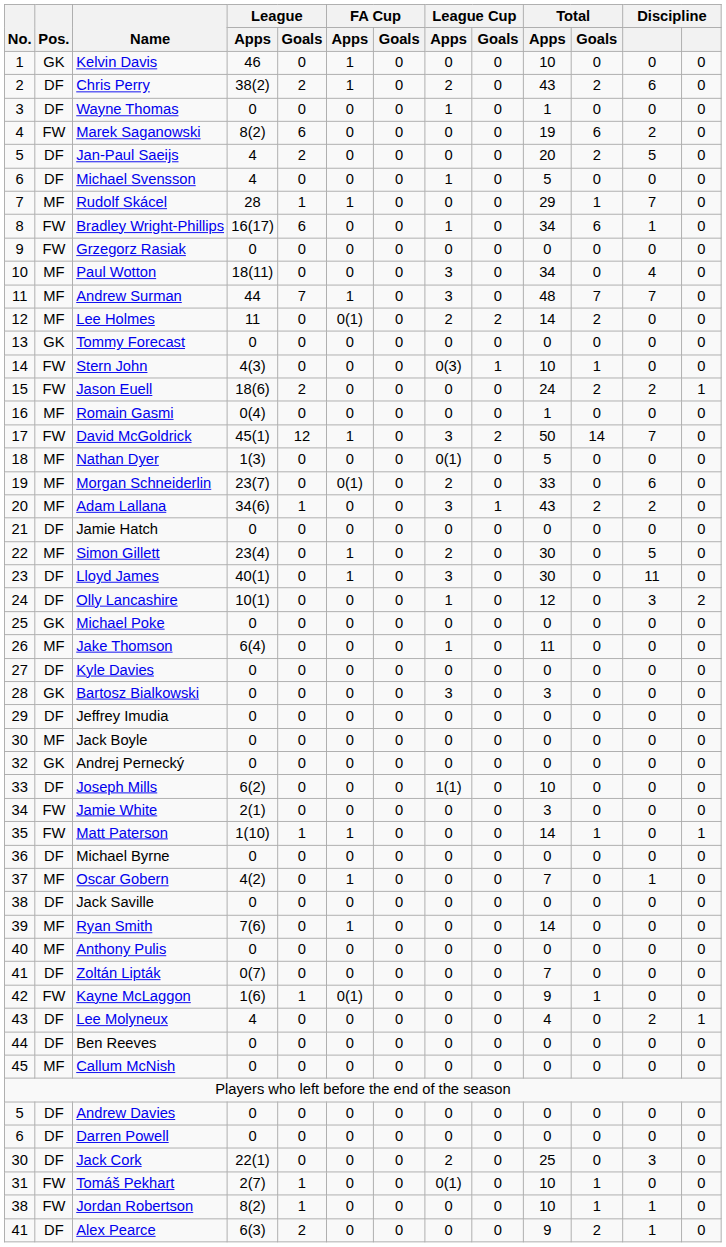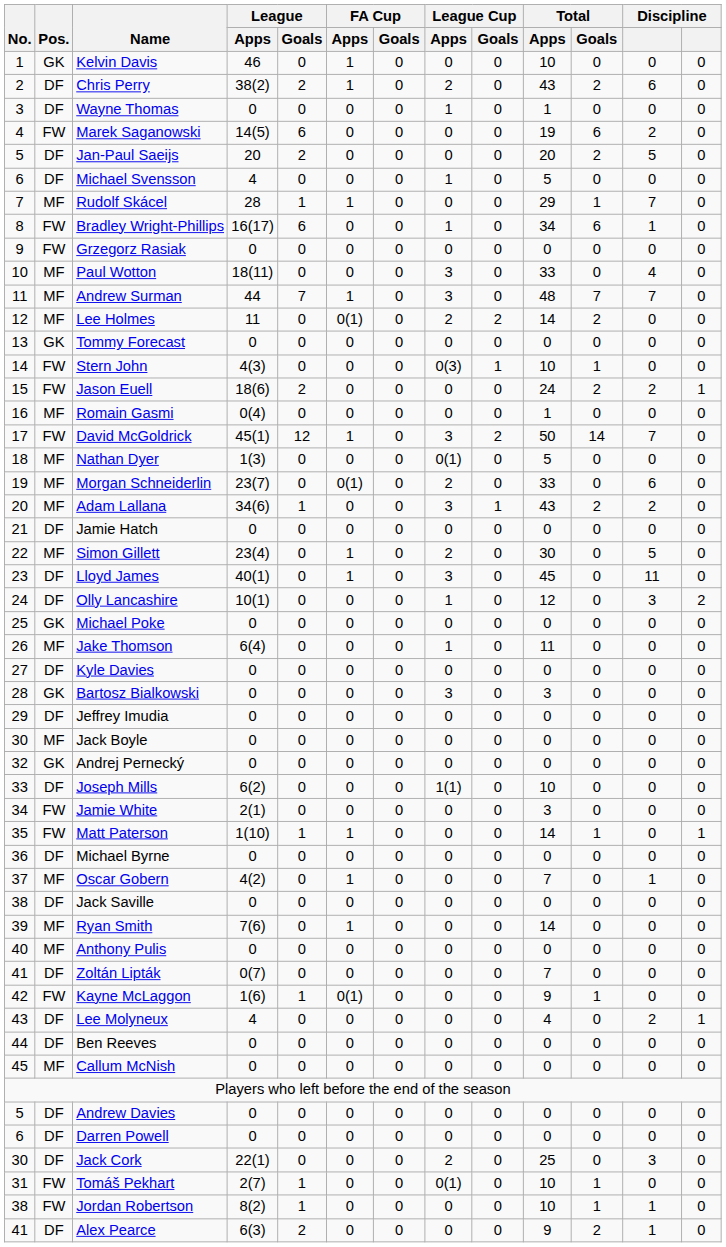(253, 132) 8(2) -> (253, 132) 14(5)
(253, 156) 4 -> (253, 156) 20
(547, 272) 34 -> (547, 272) 33
(547, 576) 30 -> (547, 576) 45
